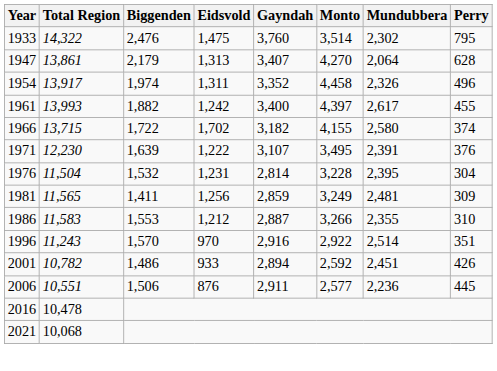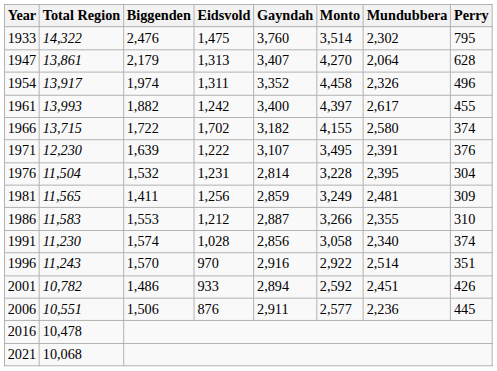+ row: (22, 241)
